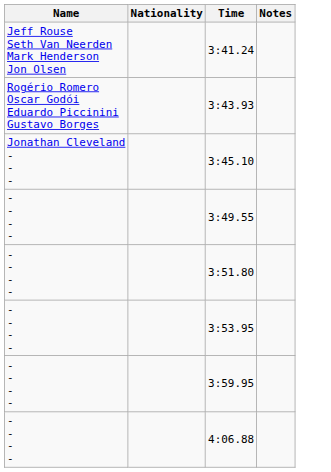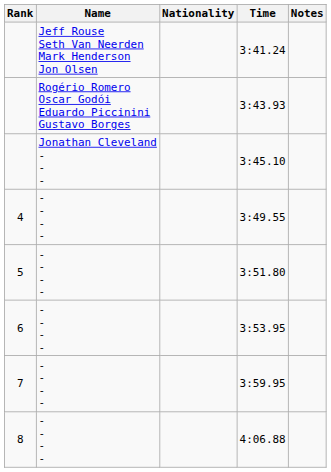+ column: (20, 13)
